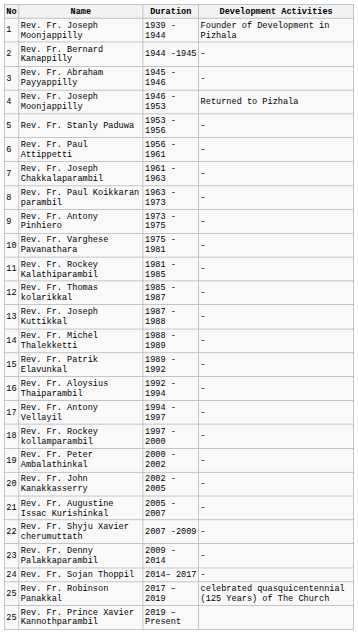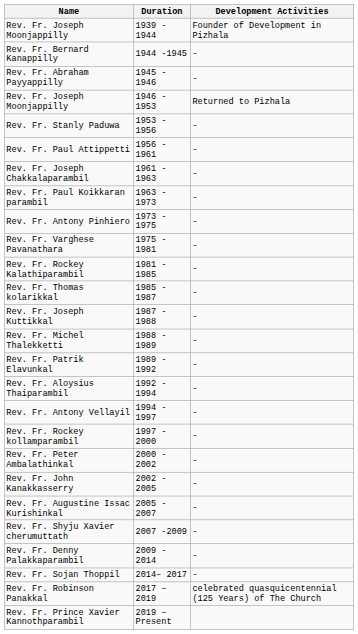- column: (12, 11)
